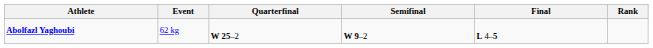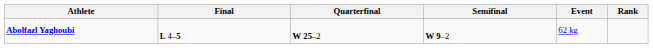columns swapped: (183, 12) <-> (541, 12)
